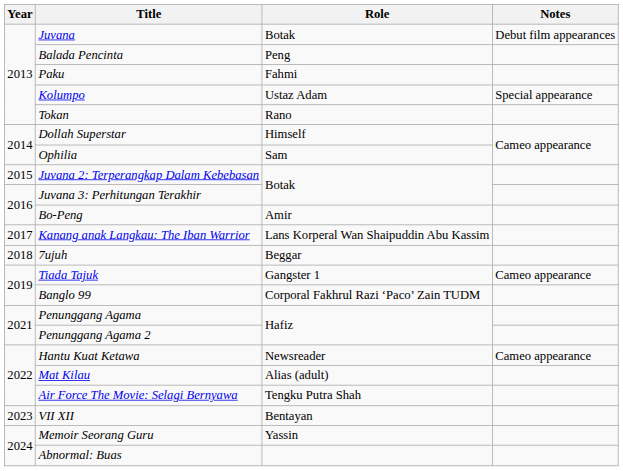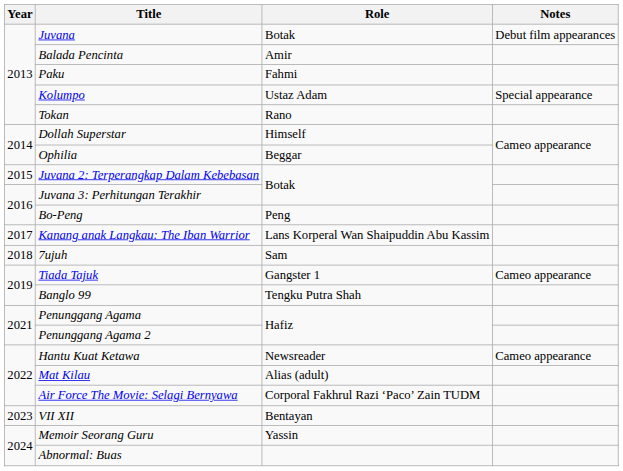(278, 54) Peng -> (278, 54) Amir
(276, 154) Sam -> (283, 154) Beggar
(278, 214) Amir -> (278, 214) Peng
(283, 255) Beggar -> (276, 255) Sam
(373, 295) Corporal Fakhrul Razi ‘Paco’ Zain TUDM -> (313, 295) Tengku Putra Shah
(313, 395) Tengku Putra Shah -> (373, 395) Corporal Fakhrul Razi ‘Paco’ Zain TUDM
